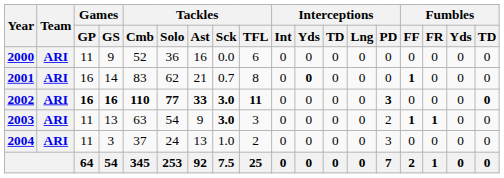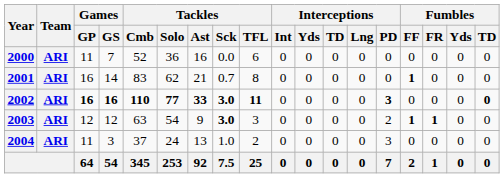(111, 57) 9 -> (111, 57) 7
(309, 78) bold -> (309, 78) normal
(87, 120) 11 -> (87, 120) 12
(111, 120) 13 -> (111, 120) 12
